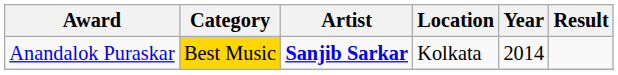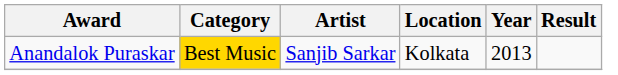(347, 52) bold -> (340, 52) normal
(524, 52) 2014 -> (511, 52) 2013
